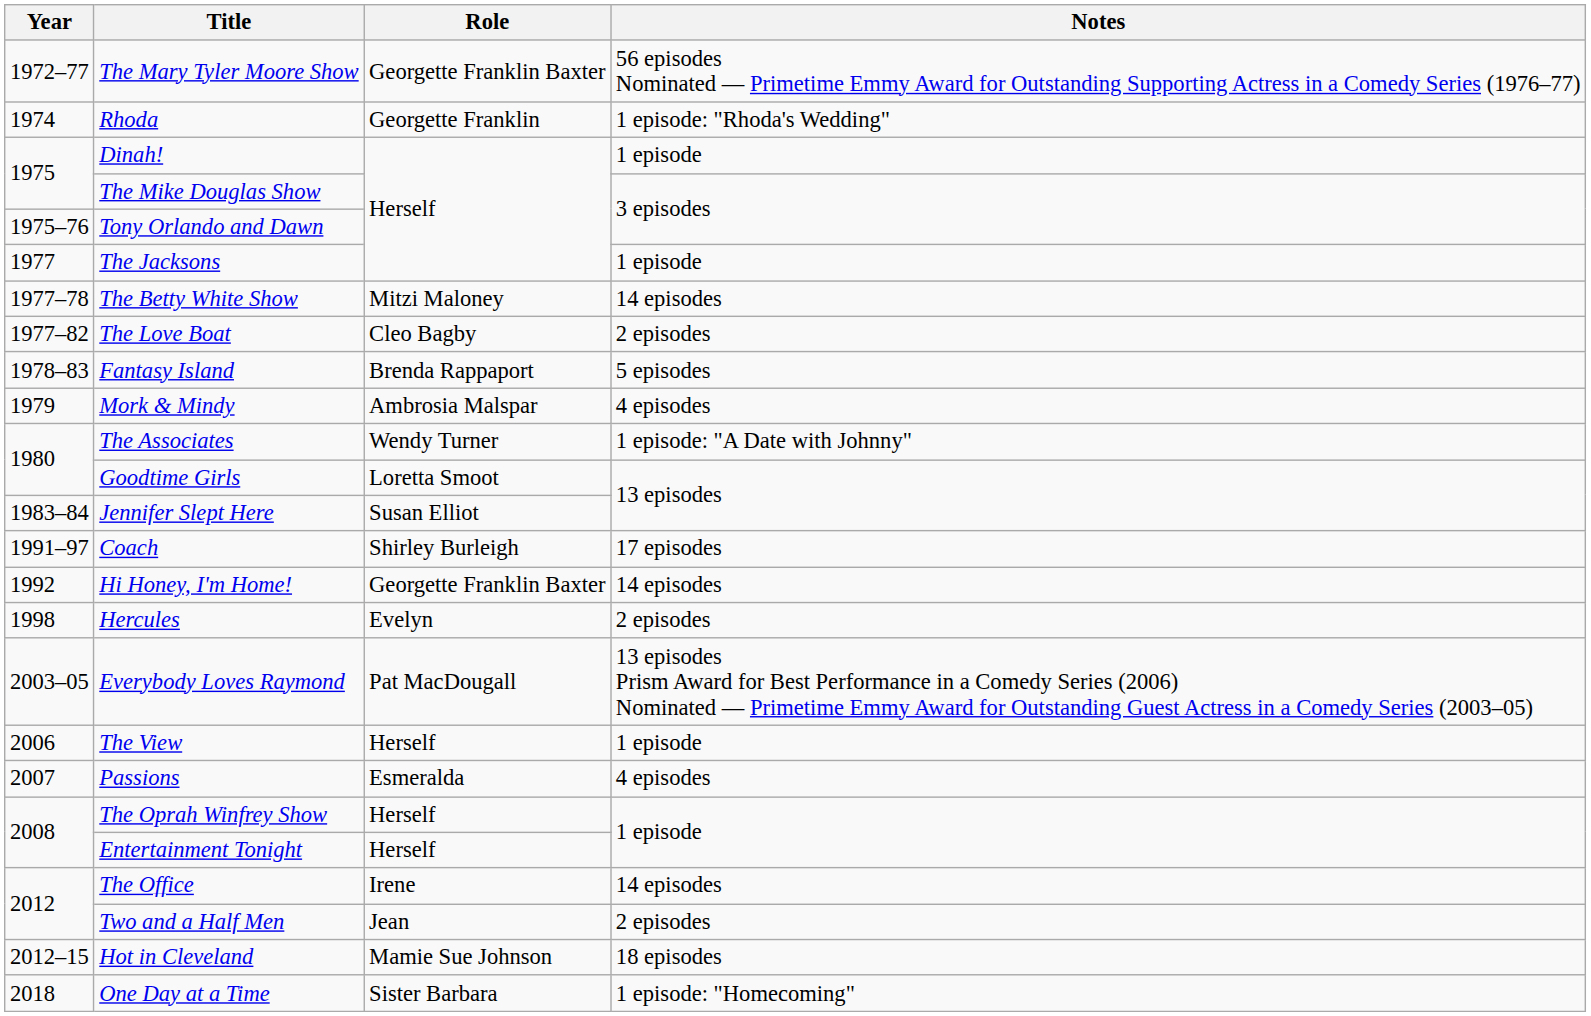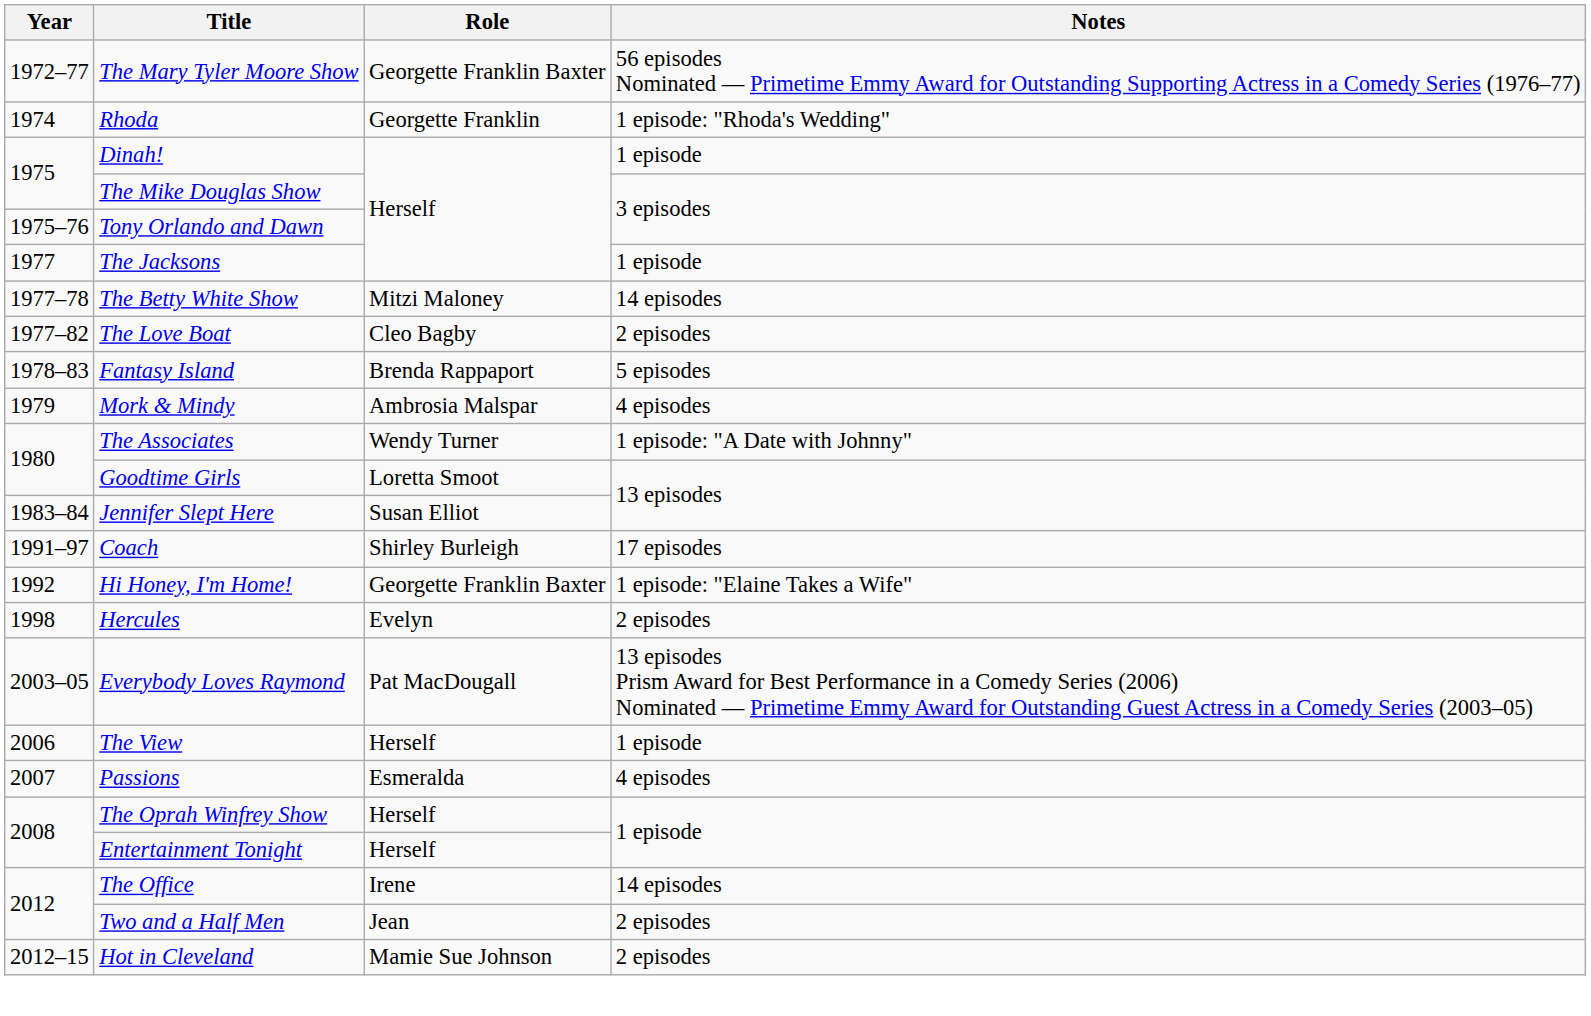(669, 584) 14 episodes -> (764, 584) 1 episode: "Elaine Takes a Wife"
(669, 957) 18 episodes -> (663, 957) 2 episodes
- row: (184, 992)
